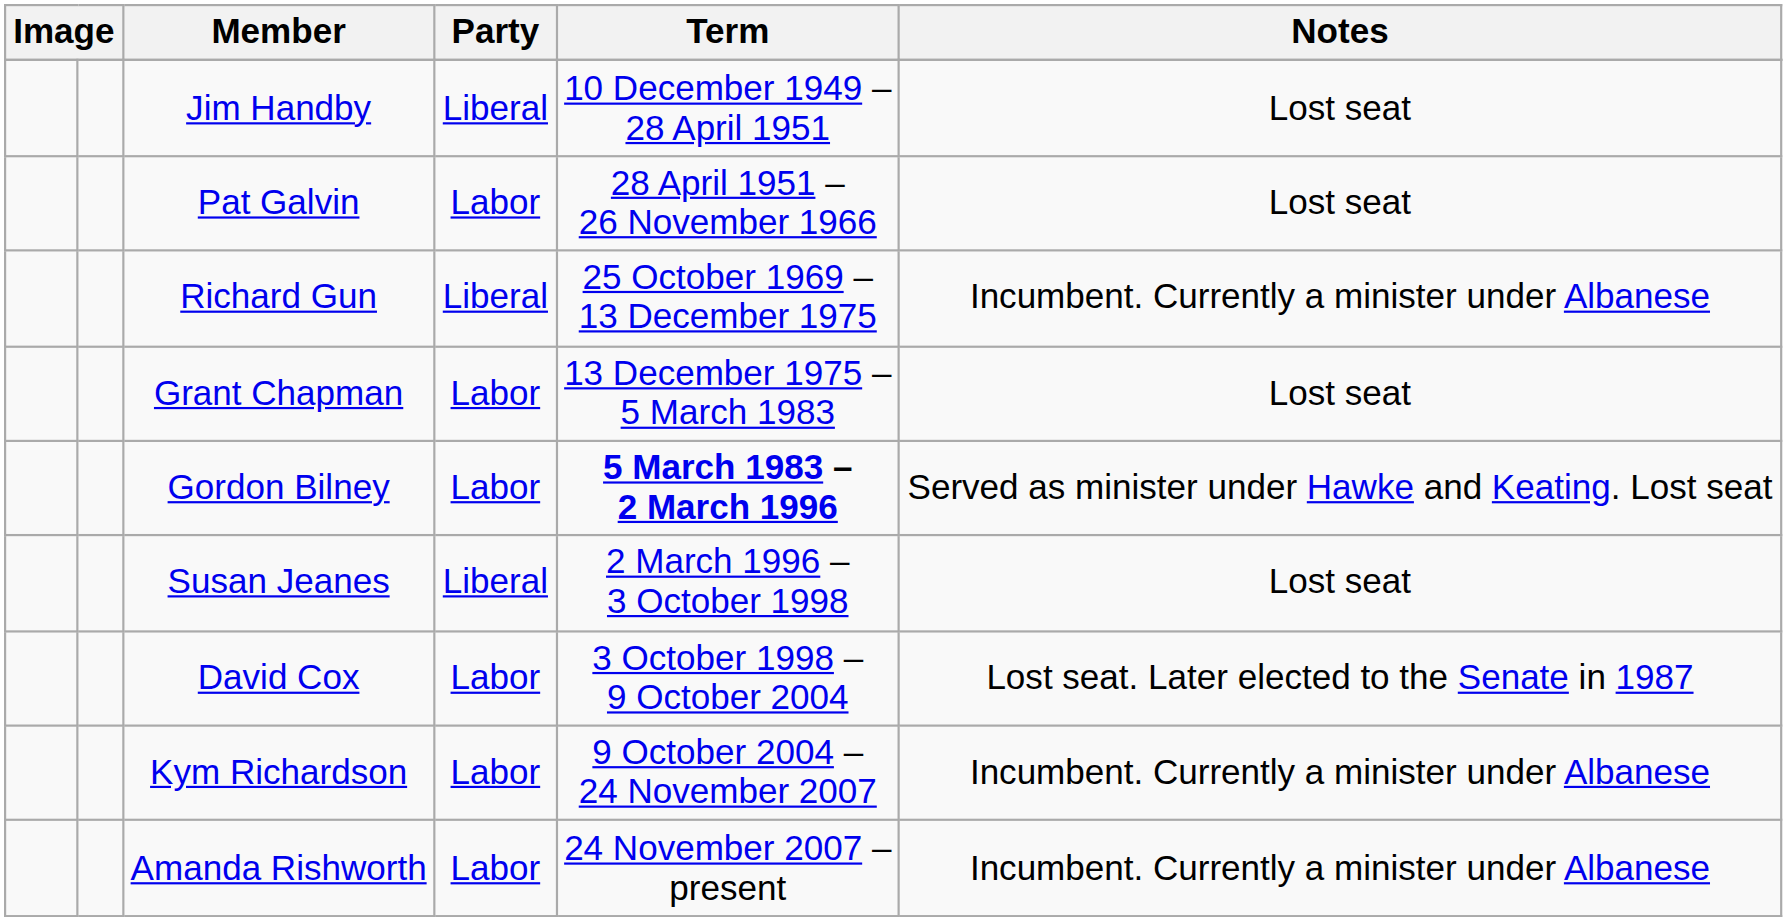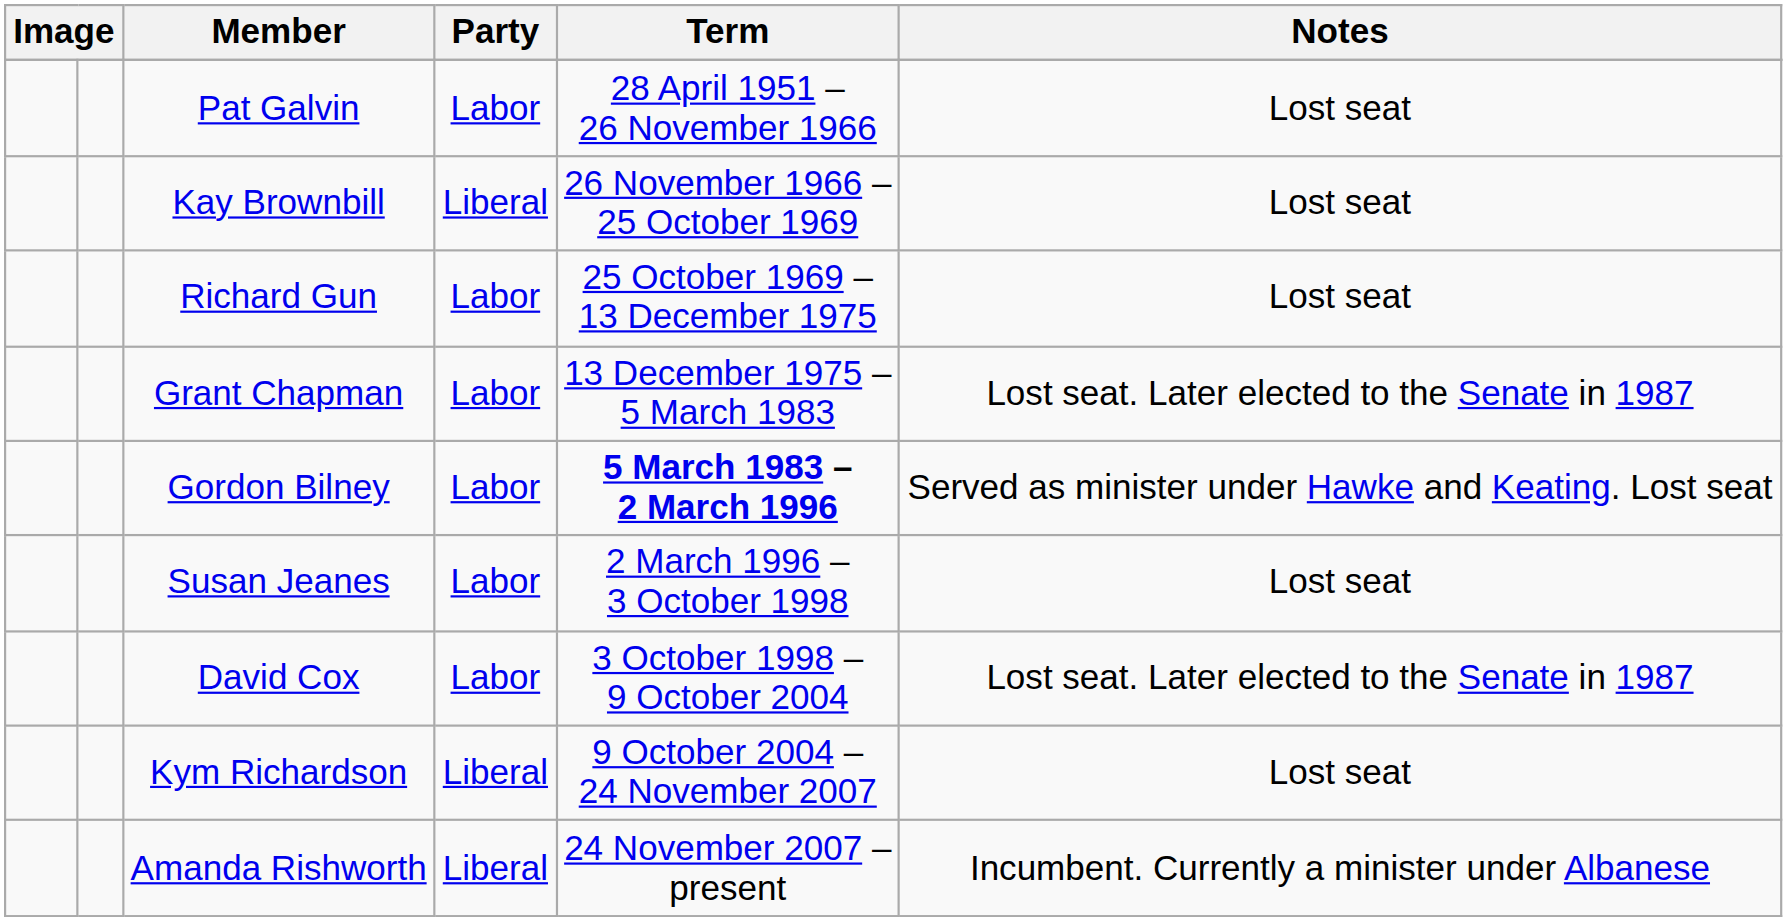- row: (279, 107)
+ row: (279, 202)
(495, 297) Liberal -> (495, 297) Labor
(1340, 297) Incumbent. Currently a minister under Albanese -> (1340, 297) Lost seat
(1340, 392) Lost seat -> (1340, 392) Lost seat. Later elected to the Senate in 1987
(495, 582) Liberal -> (495, 582) Labor
(495, 772) Labor -> (495, 772) Liberal
(1340, 772) Incumbent. Currently a minister under Albanese -> (1340, 772) Lost seat
(495, 867) Labor -> (495, 867) Liberal
